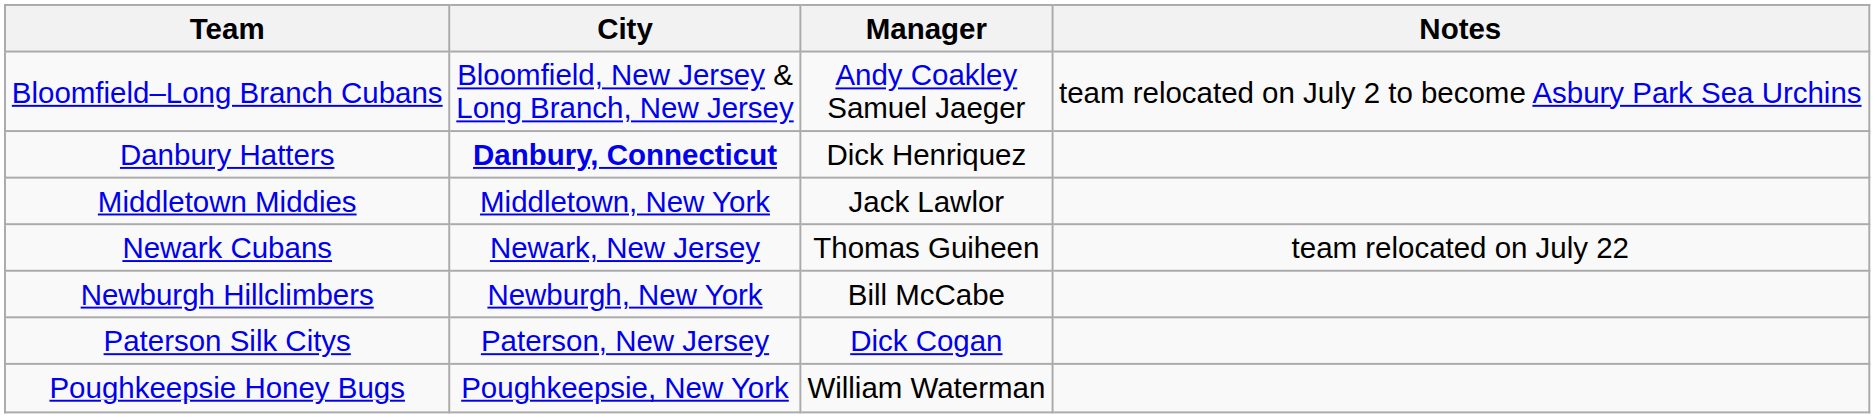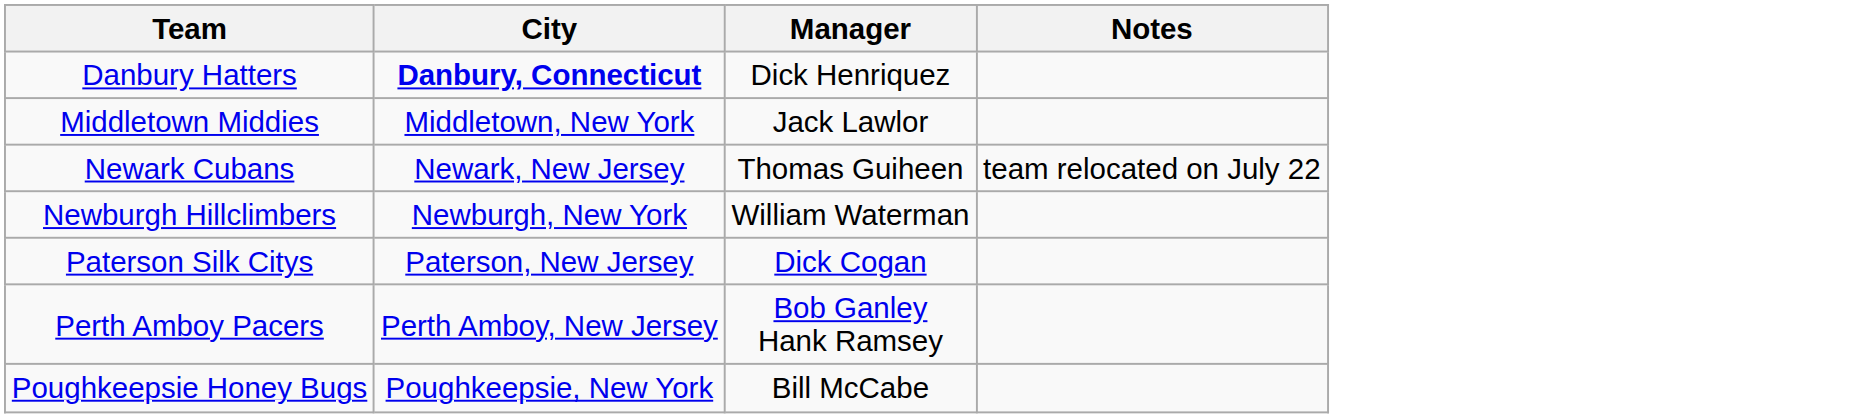- row: (227, 92)
(926, 295) Bill McCabe -> (850, 215) William Waterman
+ row: (190, 325)
(926, 388) William Waterman -> (850, 388) Bill McCabe
